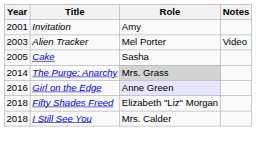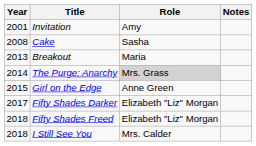- row: (60, 42)
(17, 57) 2005 -> (17, 42) 2008
+ row: (52, 57)
(17, 88) 2016 -> (17, 88) 2015
(148, 88) lavender background -> (148, 88) no background
+ row: (75, 103)
